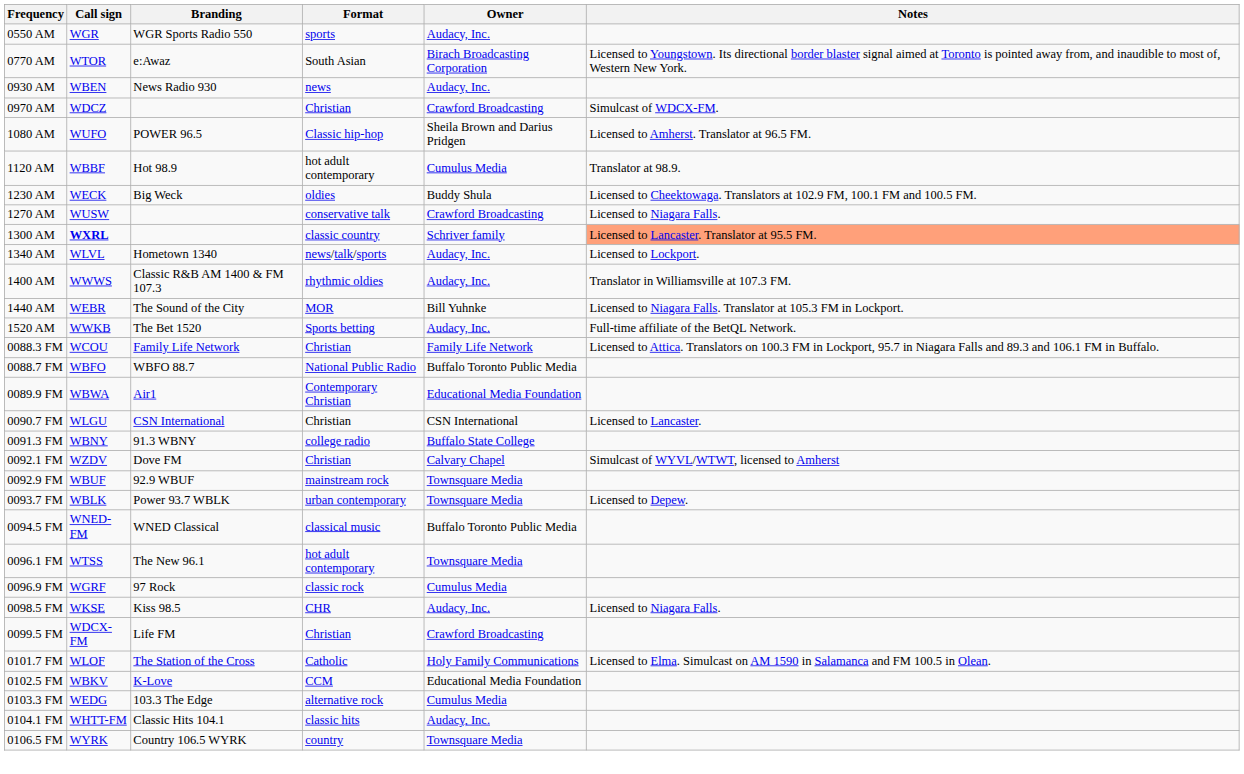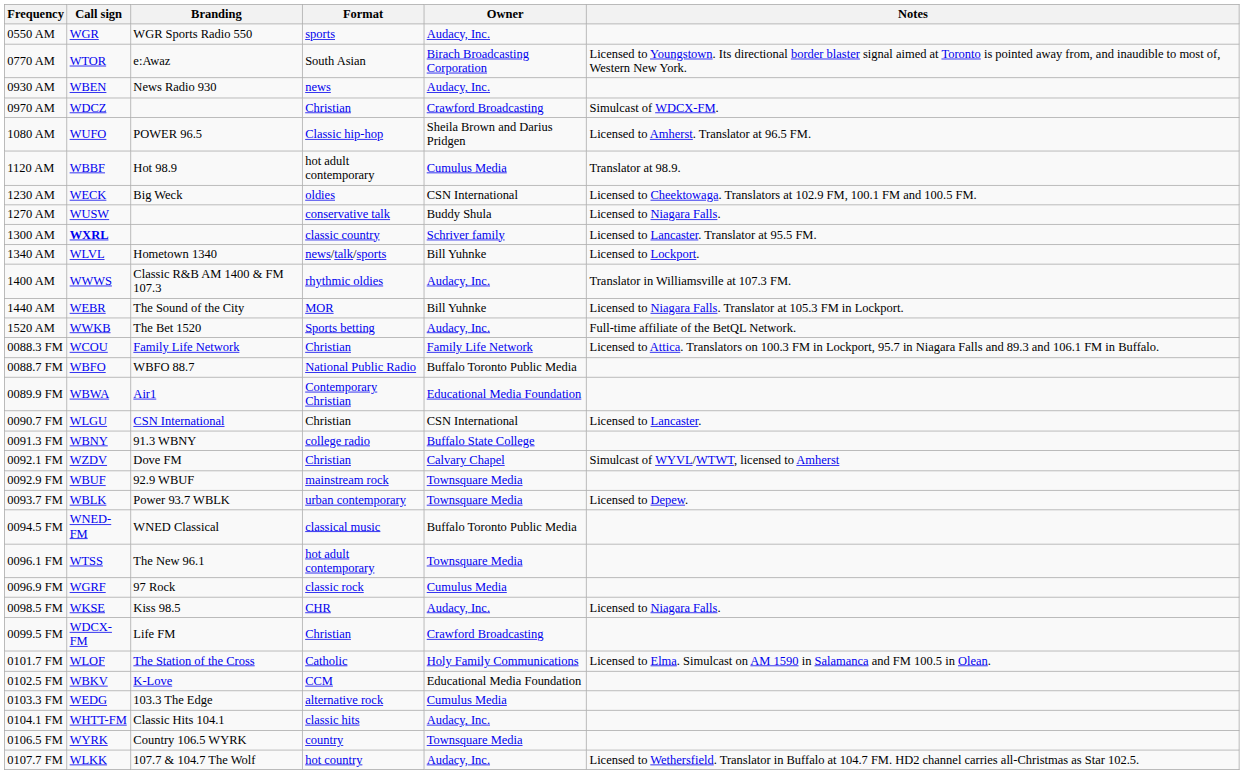(459, 195) Buddy Shula -> (472, 195) CSN International
(485, 214) Crawford Broadcasting -> (459, 214) Buddy Shula
(703, 234) lightsalmon background -> (703, 234) no background
(458, 254) Audacy, Inc. -> (456, 254) Bill Yuhnke
+ row: (35, 760)
